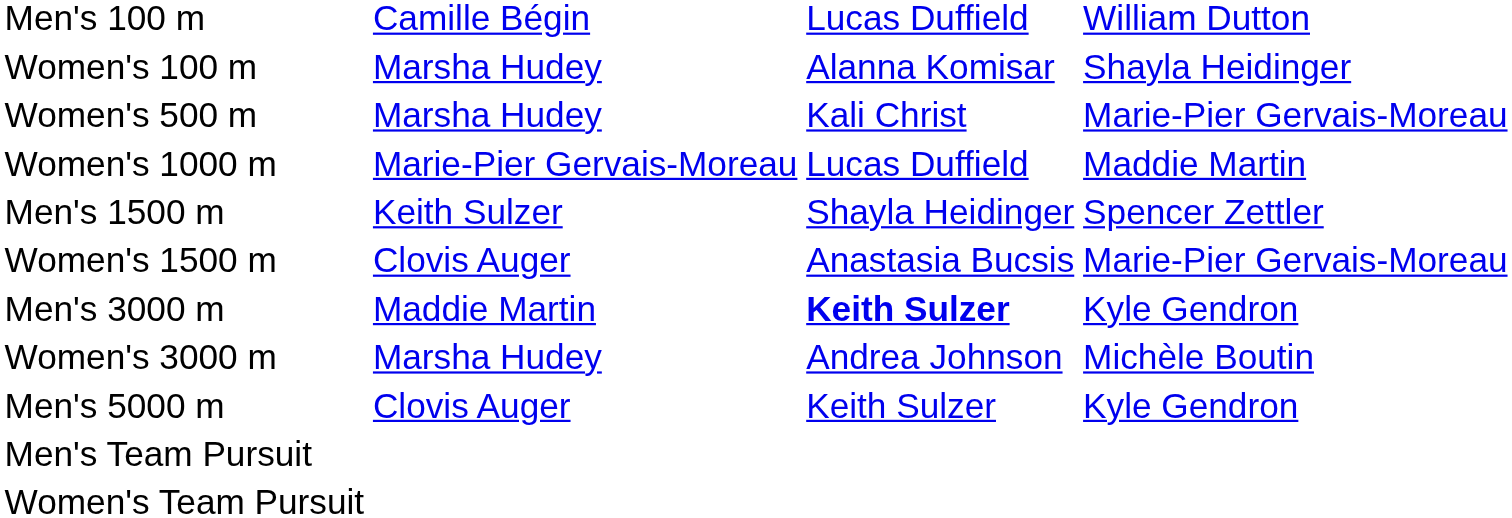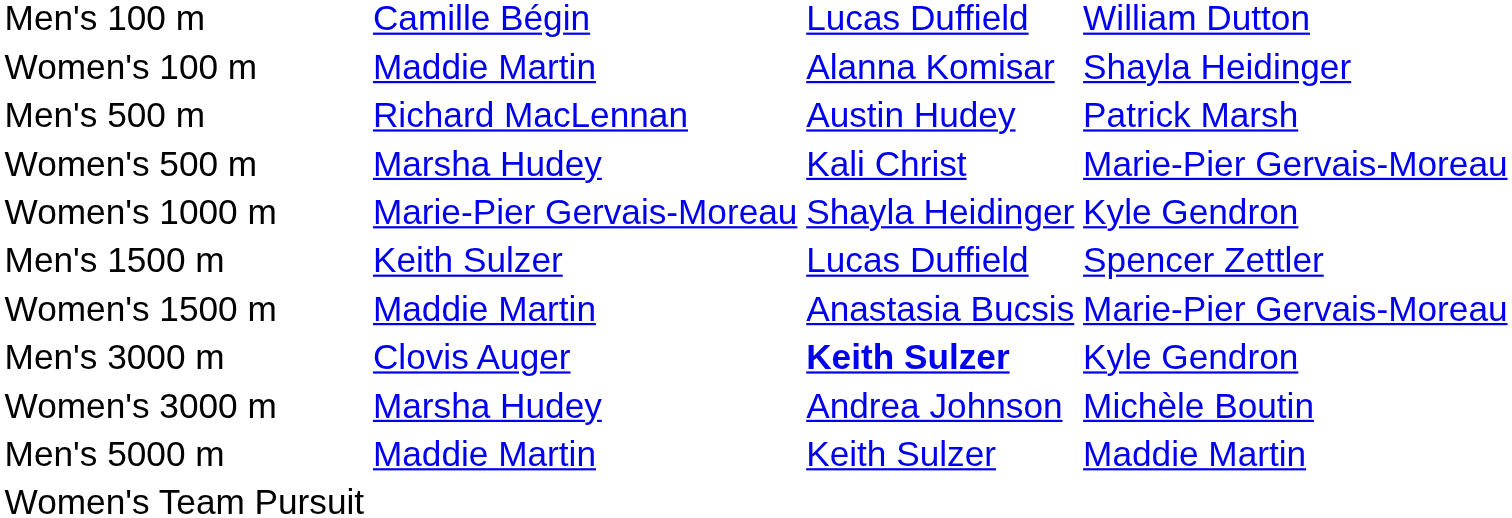(487, 67) Marsha Hudey -> (484, 67) Maddie Martin
+ row: (105, 115)
(917, 164) Lucas Duffield -> (940, 212) Shayla Heidinger
(1195, 164) Maddie Martin -> (1191, 212) Kyle Gendron
(940, 212) Shayla Heidinger -> (917, 260) Lucas Duffield
(472, 260) Clovis Auger -> (484, 309) Maddie Martin
(484, 309) Maddie Martin -> (472, 357) Clovis Auger
(472, 406) Clovis Auger -> (484, 454) Maddie Martin
(1191, 406) Kyle Gendron -> (1195, 454) Maddie Martin
- row: (158, 454)
